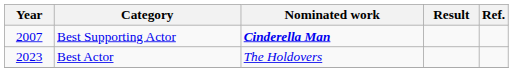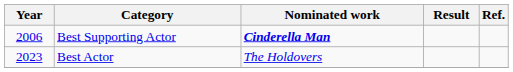(29, 36) 2007 -> (29, 36) 2006
